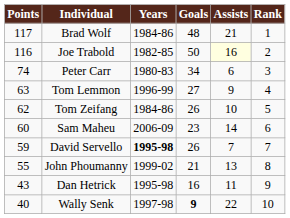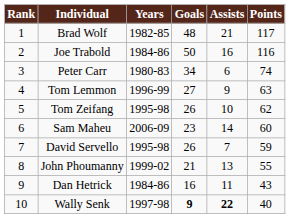columns swapped: (268, 14) <-> (23, 14)
(153, 33) 1984-86 -> (149, 33) 1982-85
(153, 52) 1982-85 -> (149, 52) 1984-86
(231, 52) lightyellow background -> (227, 52) no background
(153, 109) 1984-86 -> (149, 109) 1995-98
(153, 147) bold -> (149, 147) normal
(153, 185) 1995-98 -> (149, 185) 1984-86
(231, 204) normal -> (227, 204) bold
